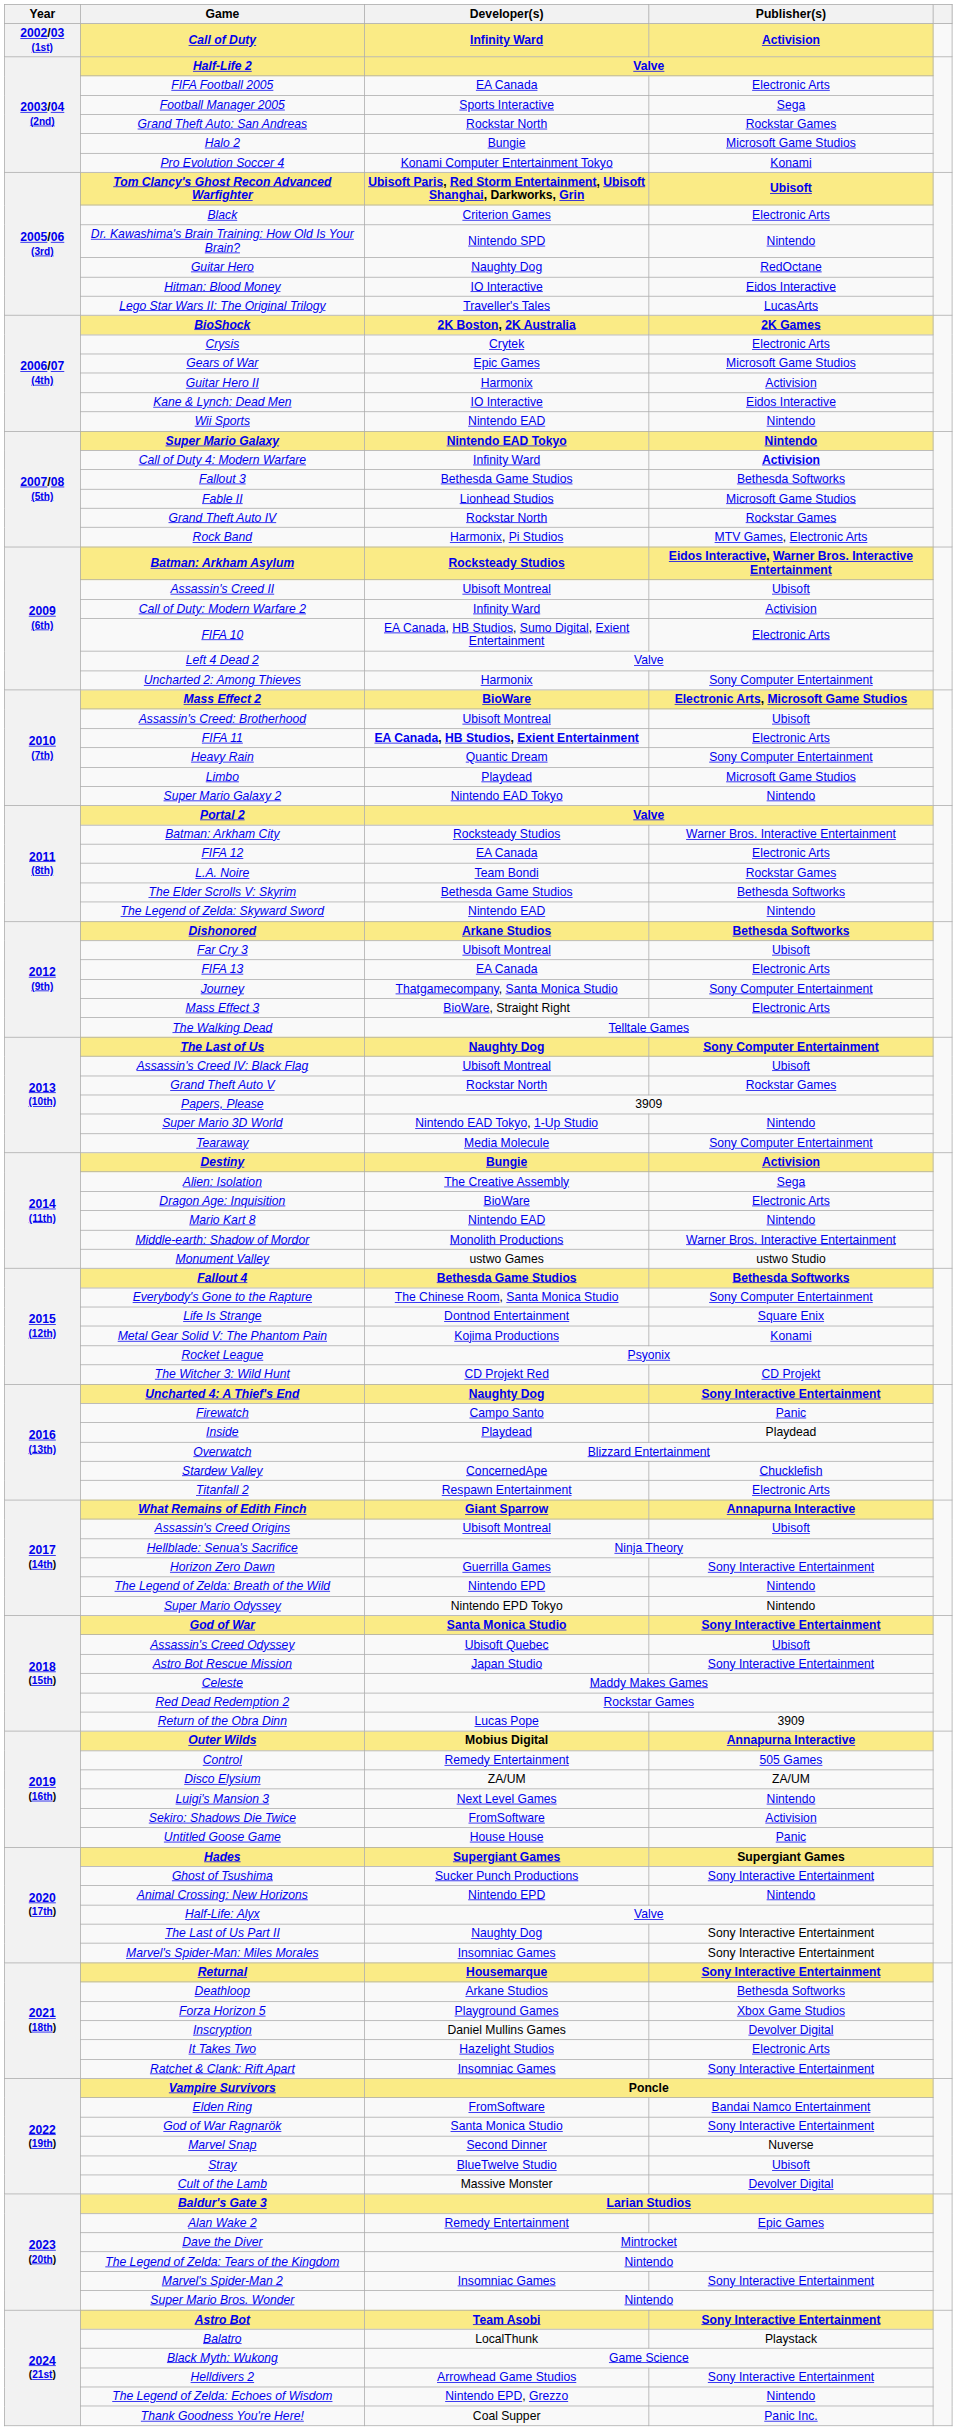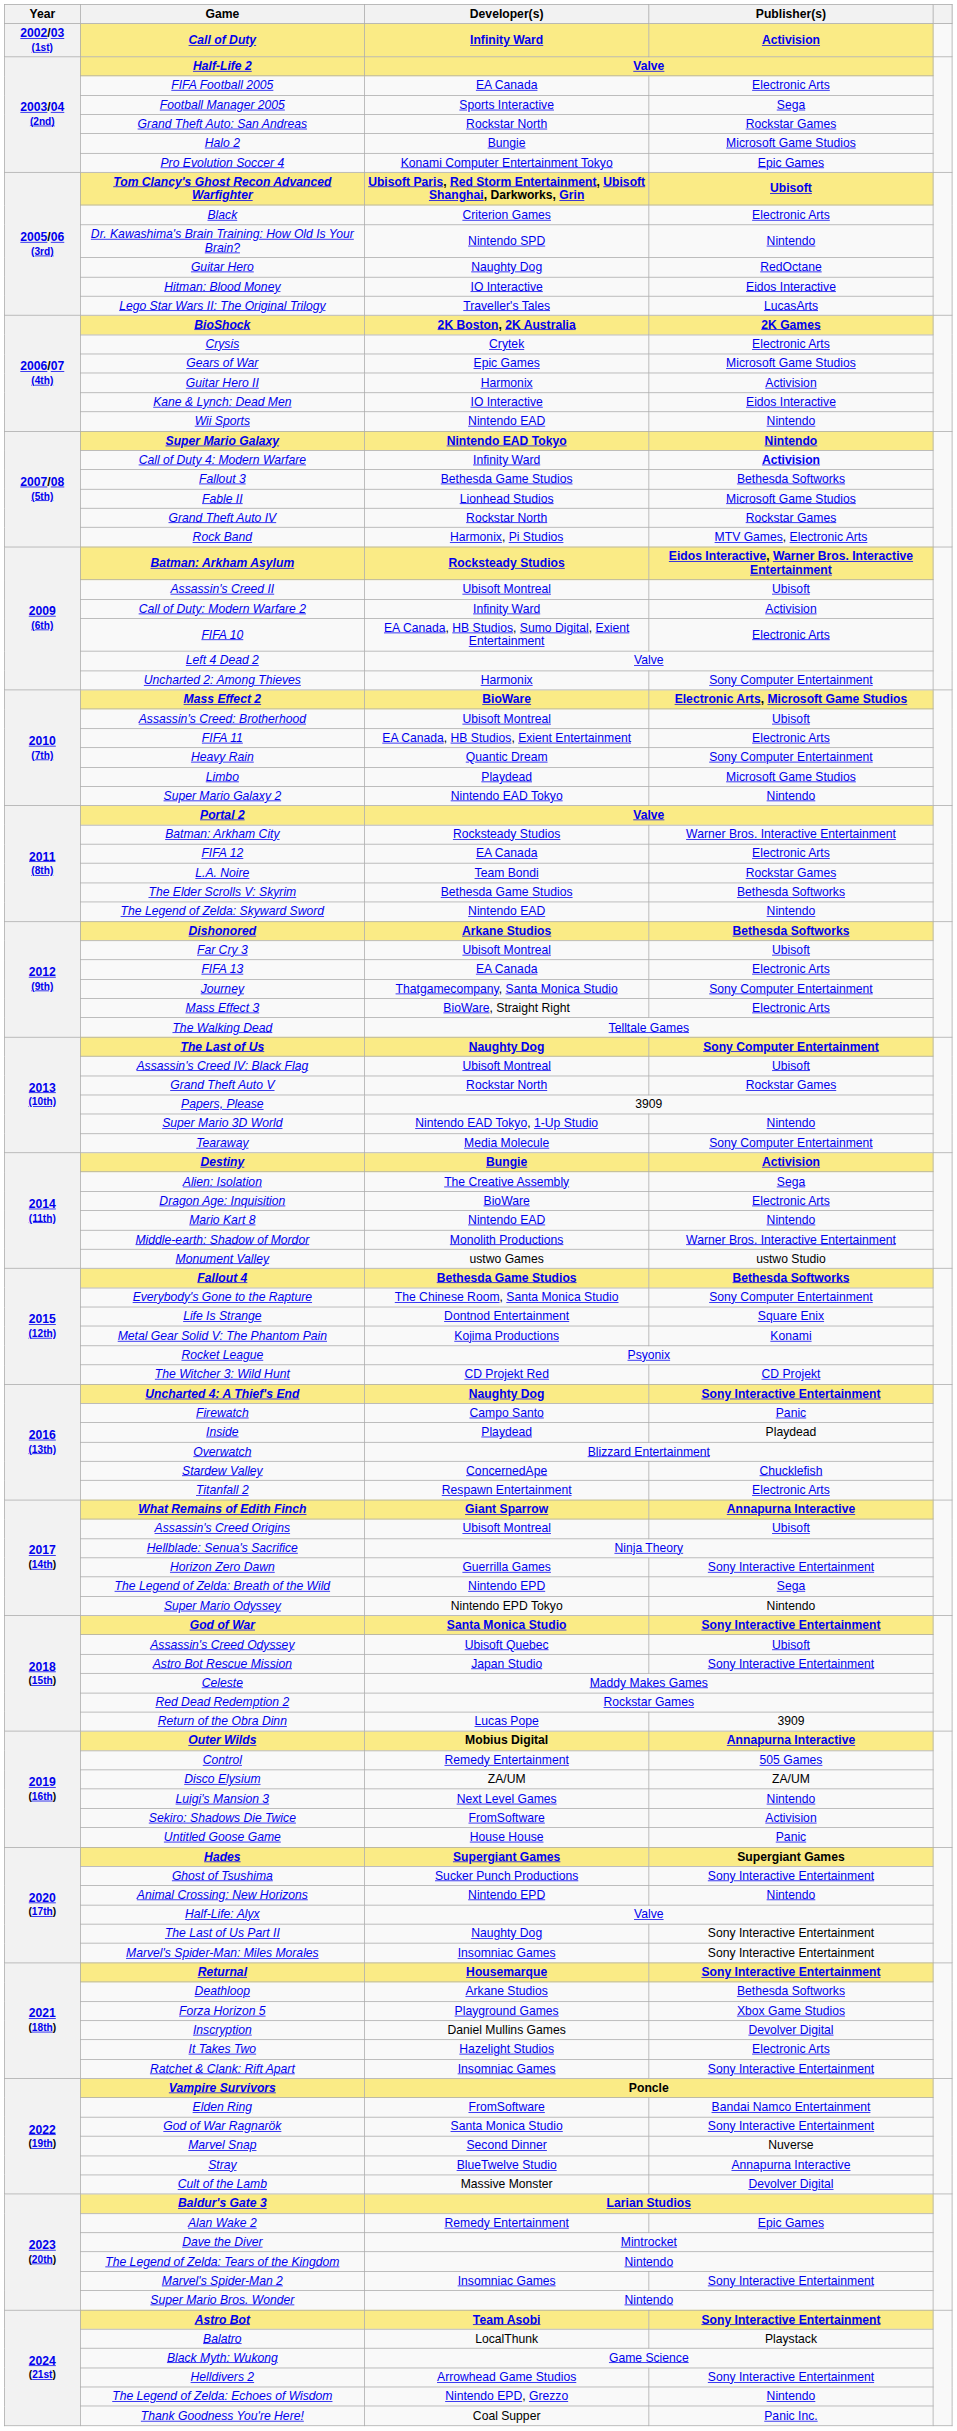(791, 162) Konami -> (791, 162) Epic Games
(507, 738) bold -> (507, 738) normal
(791, 1586) Nintendo -> (791, 1586) Sega
(791, 2165) Ubisoft -> (791, 2165) Annapurna Interactive
